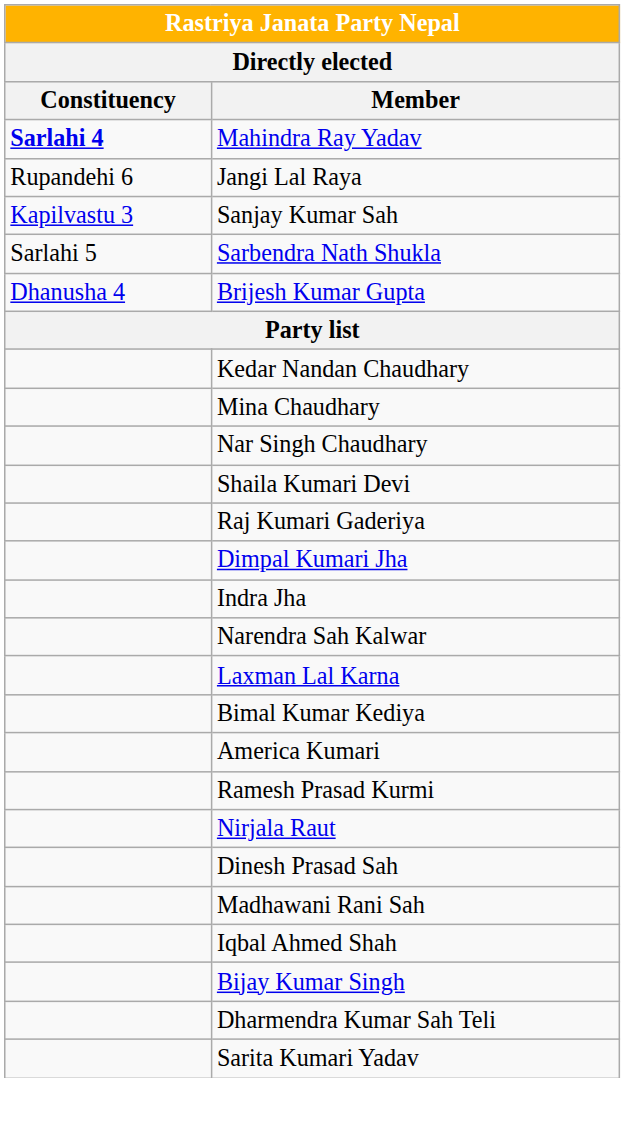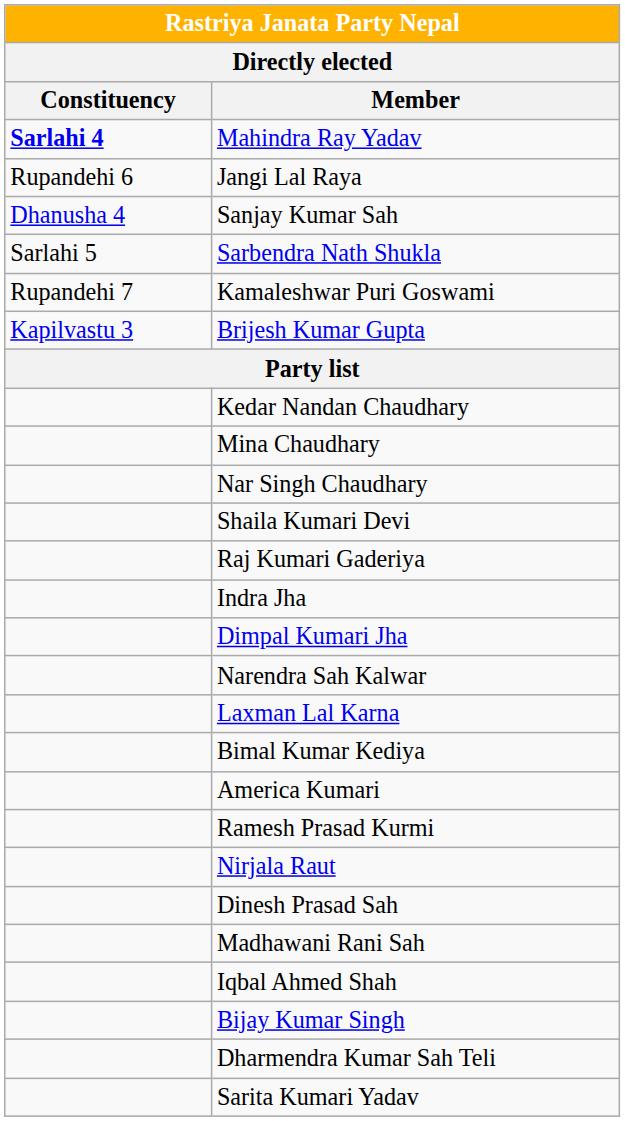(72, 215) Kapilvastu 3 -> (68, 215) Dhanusha 4
+ row: (356, 291)
(68, 291) Dhanusha 4 -> (72, 330) Kapilvastu 3
rows swapped: (312, 560) <-> (262, 598)
